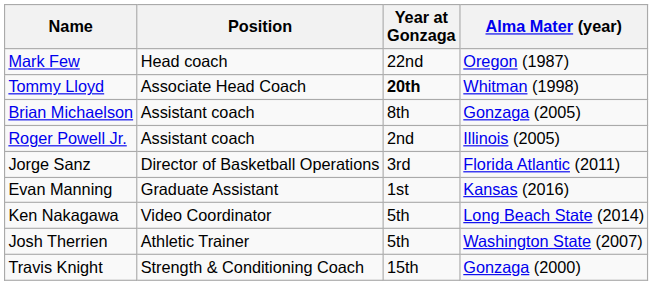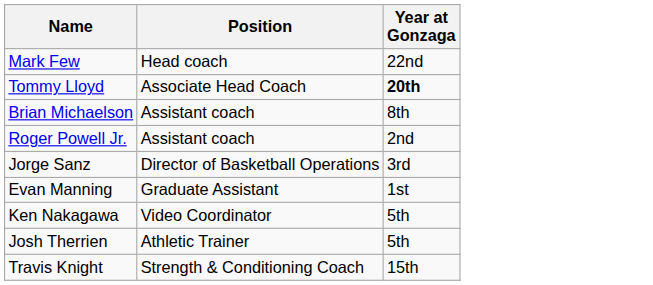- column: (554, 27)
